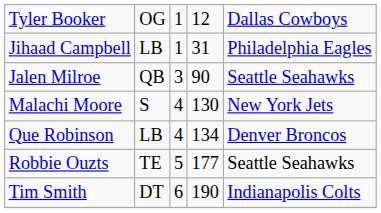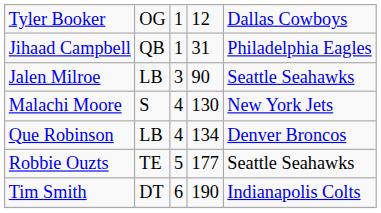(151, 47) LB -> (152, 47) QB
(152, 76) QB -> (151, 76) LB
